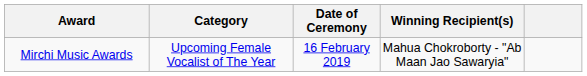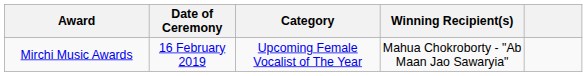columns swapped: (337, 21) <-> (221, 21)
